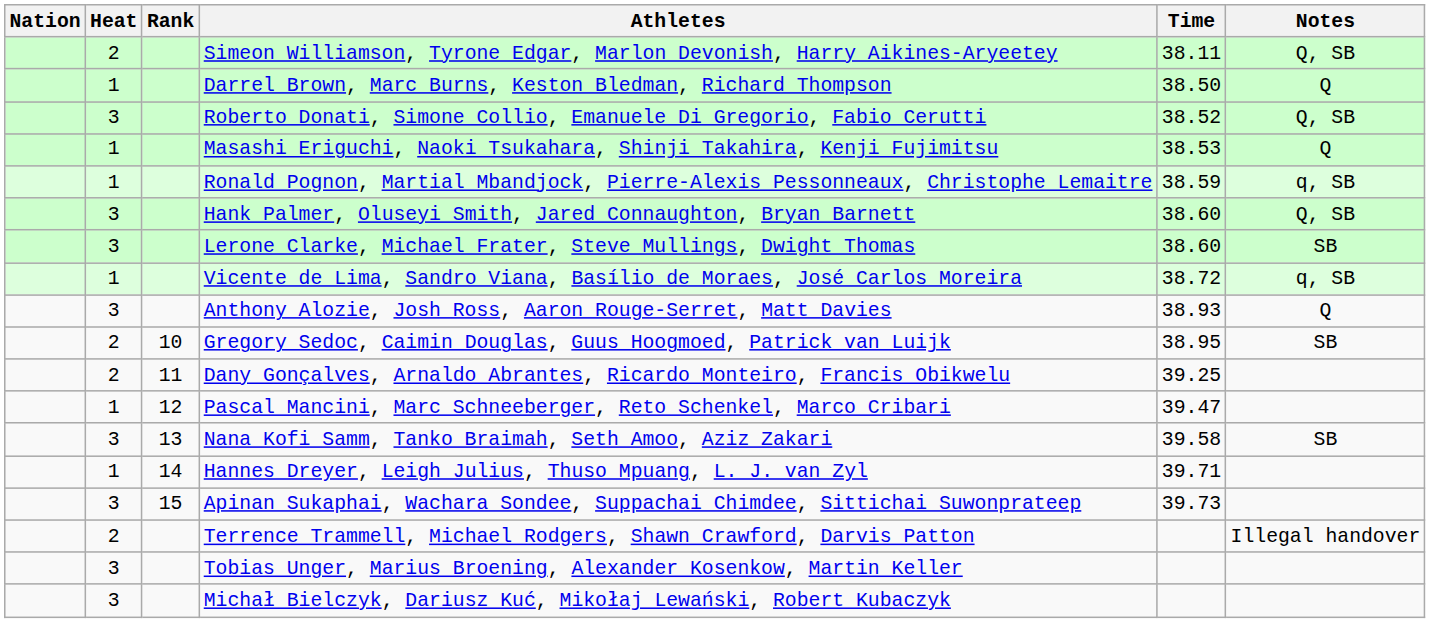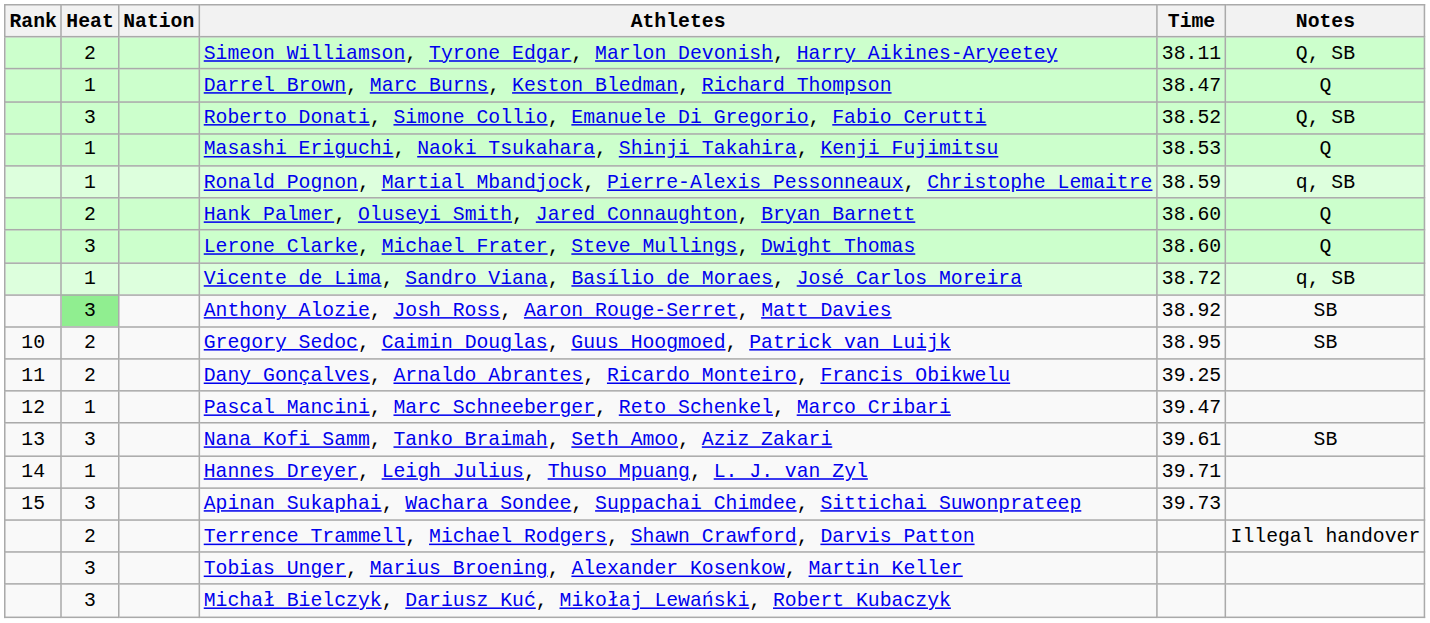columns swapped: (171, 21) <-> (45, 21)
(1192, 85) 38.50 -> (1192, 85) 38.47
(114, 214) 3 -> (90, 214) 2
(1325, 214) Q, SB -> (1325, 214) Q
(1325, 246) SB -> (1325, 246) Q
(114, 311) no background -> (90, 311) lightgreen background
(1192, 311) 38.93 -> (1192, 311) 38.92
(1325, 311) Q -> (1325, 311) SB
(1192, 440) 39.58 -> (1192, 440) 39.61
